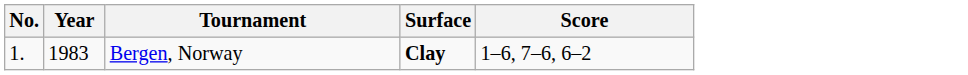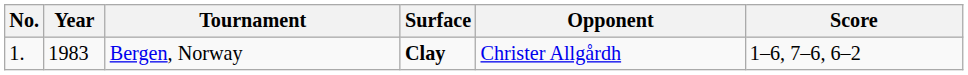+ column: (610, 20)
